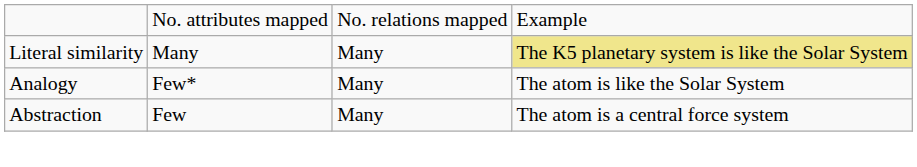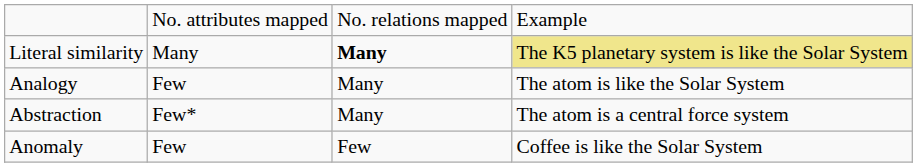(360, 51) normal -> (362, 51) bold
(174, 83) Few* -> (169, 83) Few
(169, 114) Few -> (174, 114) Few*
+ row: (46, 146)
